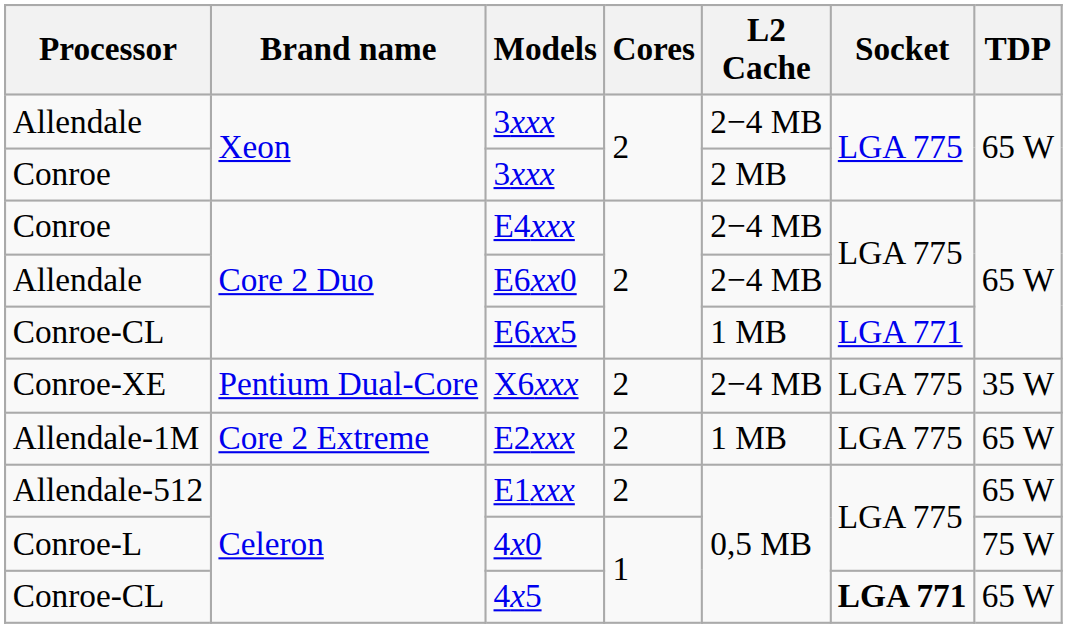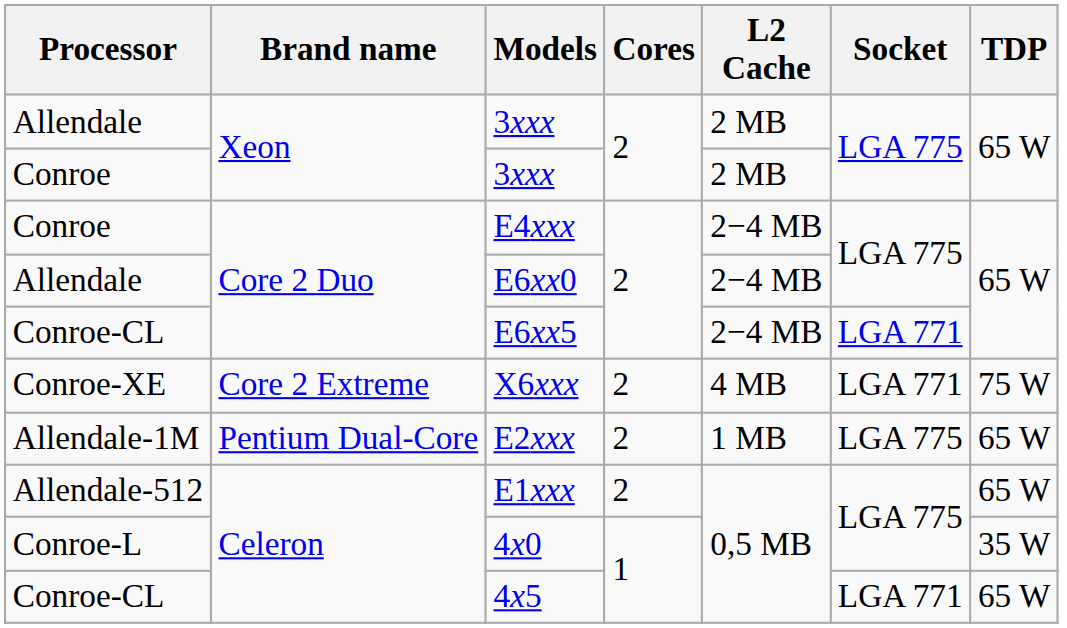(766, 121) 2−4 MB -> (749, 121) 2 MB
(749, 332) 1 MB -> (766, 332) 2−4 MB
(348, 385) Pentium Dual-Core -> (324, 385) Core 2 Extreme
(766, 385) 2−4 MB -> (749, 385) 4 MB
(900, 385) LGA 775 -> (900, 385) LGA 771
(1018, 385) 35 W -> (1014, 385) 75 W
(324, 437) Core 2 Extreme -> (348, 437) Pentium Dual-Core
(1018, 543) 75 W -> (1014, 543) 35 W
(902, 596) bold -> (900, 596) normal
